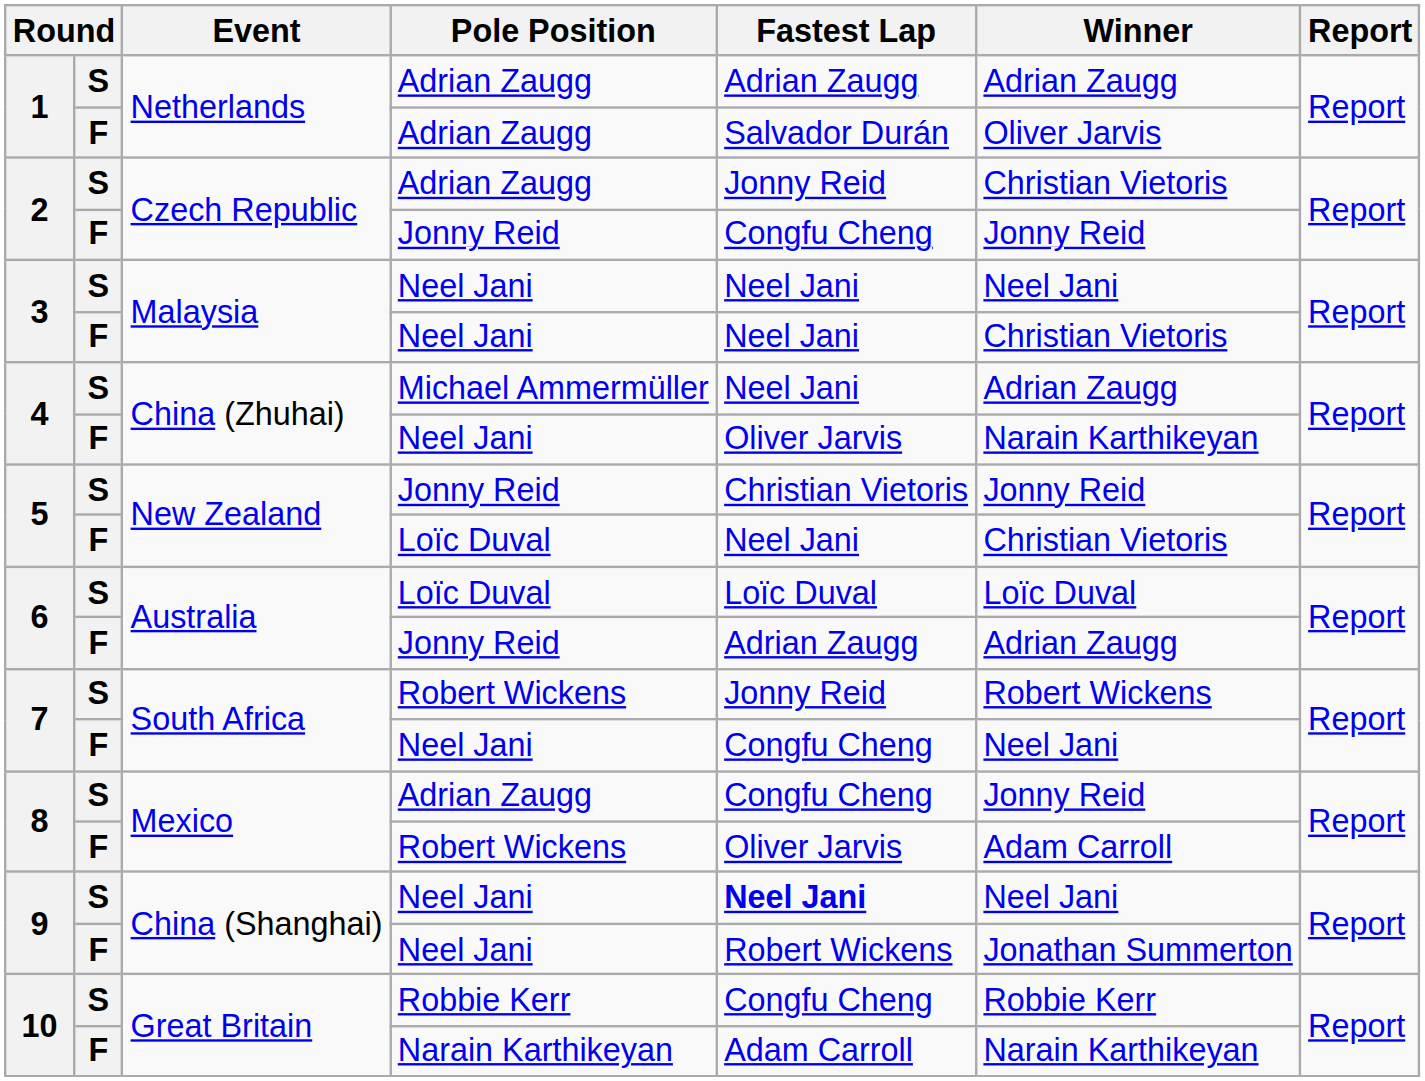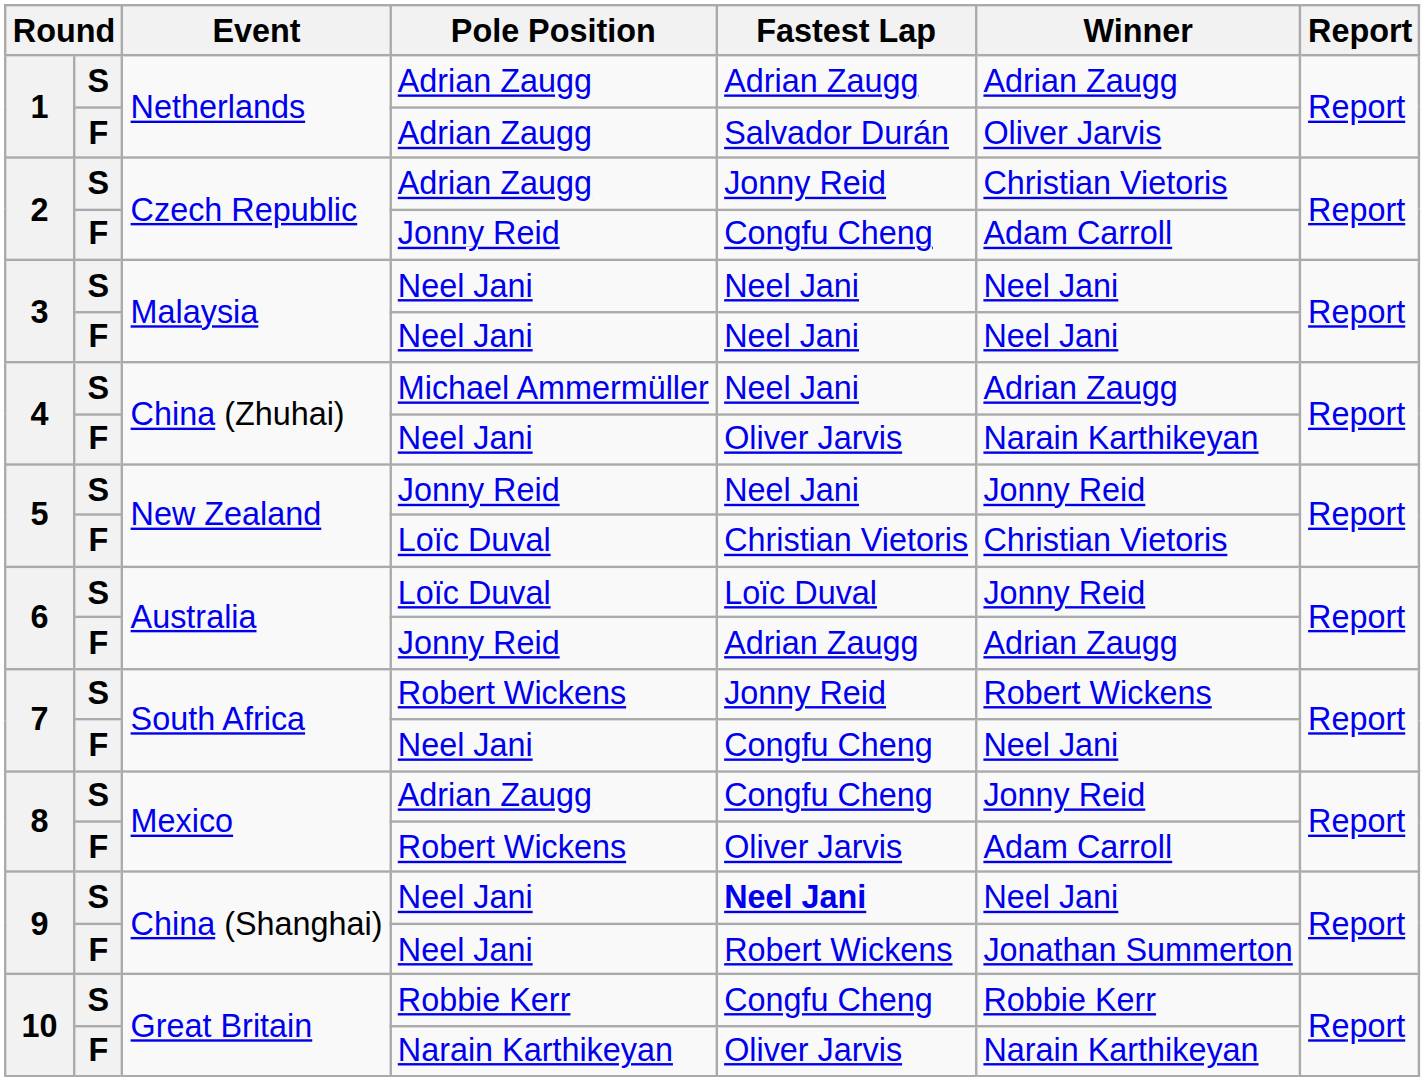(1064, 234) Jonny Reid -> (1078, 234) Adam Carroll
(1105, 336) Christian Vietoris -> (1051, 336) Neel Jani
(846, 489) Christian Vietoris -> (792, 489) Neel Jani
(792, 541) Neel Jani -> (846, 541) Christian Vietoris
(1060, 592) Loïc Duval -> (1064, 592) Jonny Reid
(819, 1051) Adam Carroll -> (813, 1051) Oliver Jarvis
